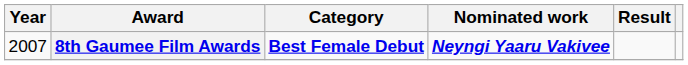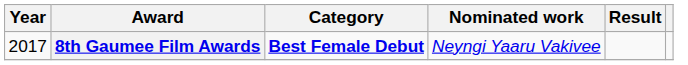(28, 45) 2007 -> (28, 45) 2017
(521, 45) bold -> (516, 45) normal
